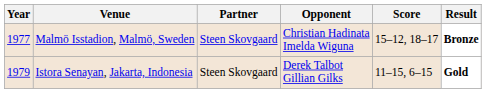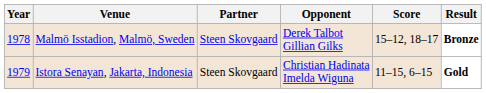(19, 40) 1977 -> (19, 40) 1978
(326, 40) Christian Hadinata Imelda Wiguna -> (313, 40) Derek Talbot Gillian Gilks
(313, 72) Derek Talbot Gillian Gilks -> (326, 72) Christian Hadinata Imelda Wiguna
